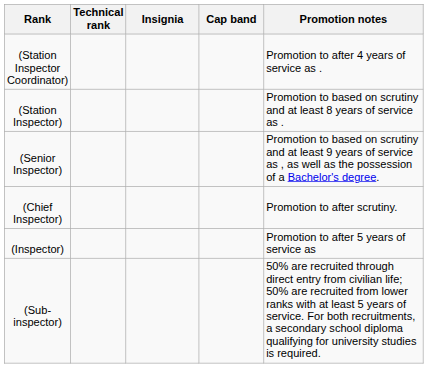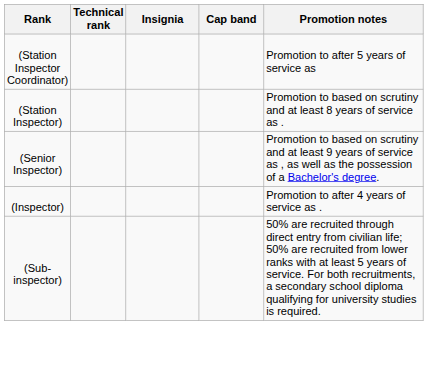(336, 61) Promotion to after 4 years of service as . -> (336, 61) Promotion to after 5 years of service as
- row: (38, 213)
(336, 243) Promotion to after 5 years of service as -> (336, 201) Promotion to after 4 years of service as .
